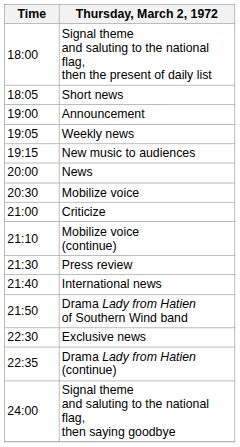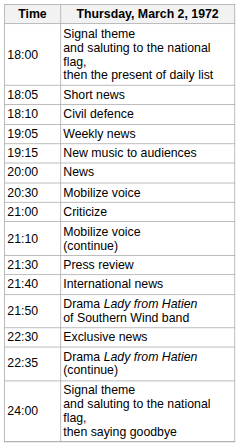+ row: (99, 114)
- row: (103, 114)
